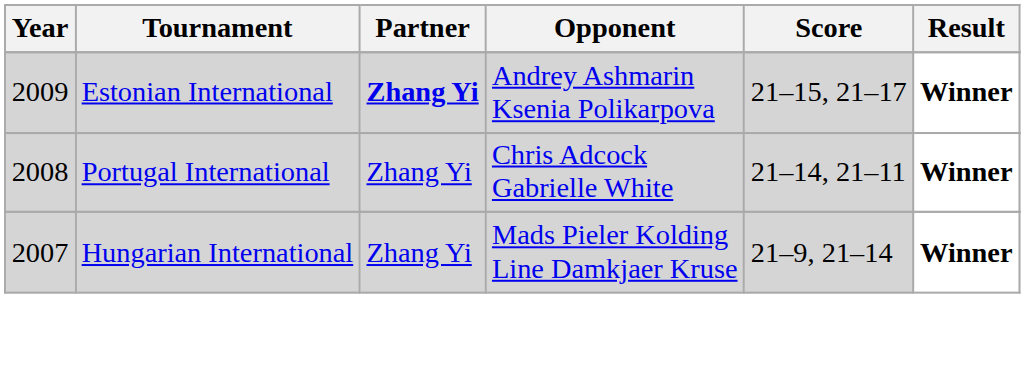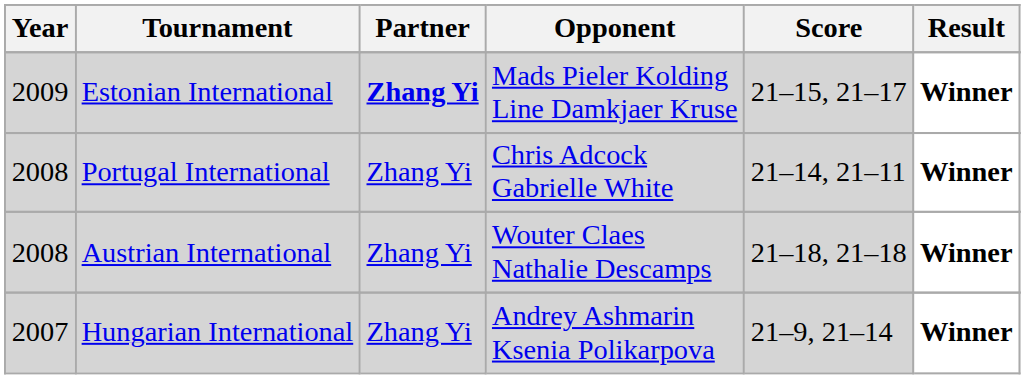(603, 91) Andrey Ashmarin Ksenia Polikarpova -> (615, 91) Mads Pieler Kolding Line Damkjaer Kruse
+ row: (206, 252)
(615, 252) Mads Pieler Kolding Line Damkjaer Kruse -> (603, 332) Andrey Ashmarin Ksenia Polikarpova
